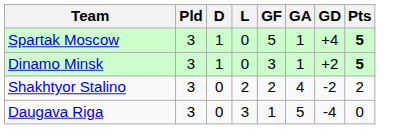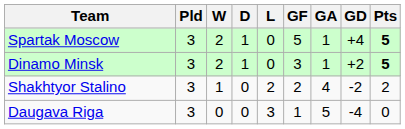+ column: (219, 16)
